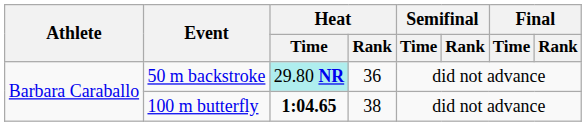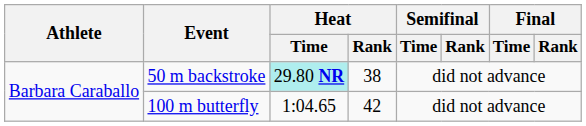(372, 76) 36 -> (372, 76) 38
(309, 106) bold -> (309, 106) normal
(372, 106) 38 -> (372, 106) 42
